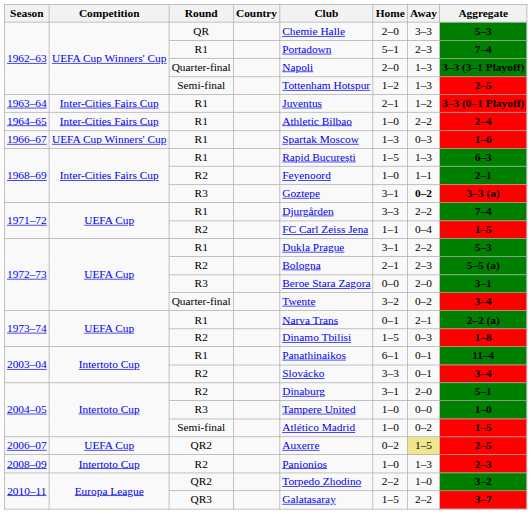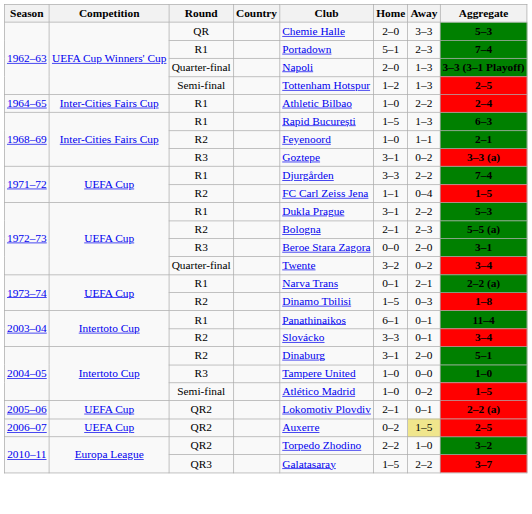- row: (27, 103)
- row: (27, 139)
(423, 193) bold -> (424, 157) normal
+ row: (27, 409)
- row: (27, 463)
